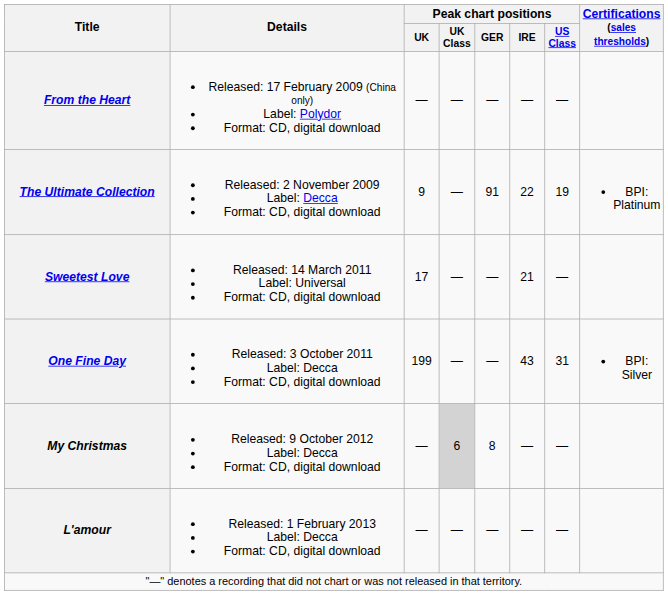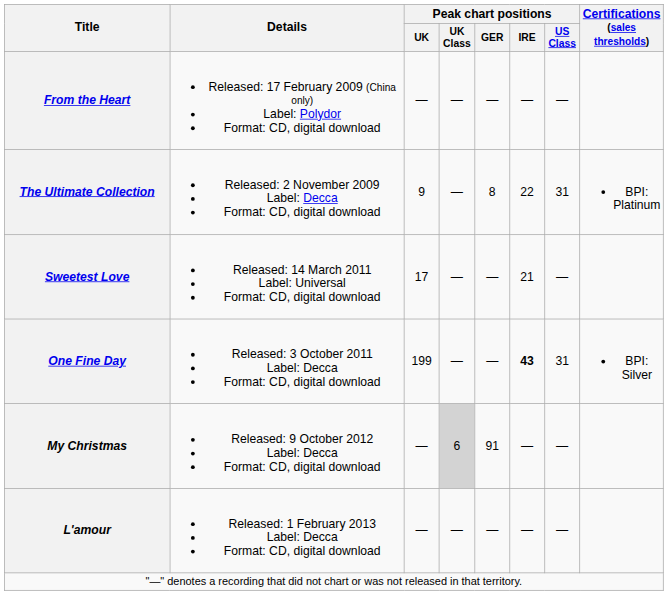(492, 192) 91 -> (492, 192) 8
(562, 192) 19 -> (562, 192) 31
(527, 361) normal -> (527, 361) bold
(492, 446) 8 -> (492, 446) 91
